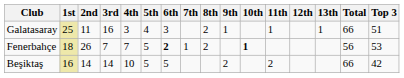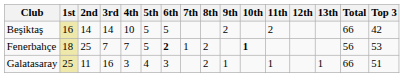rows swapped: (32, 30) <-> (25, 64)
(86, 47) 26 -> (86, 47) 25
